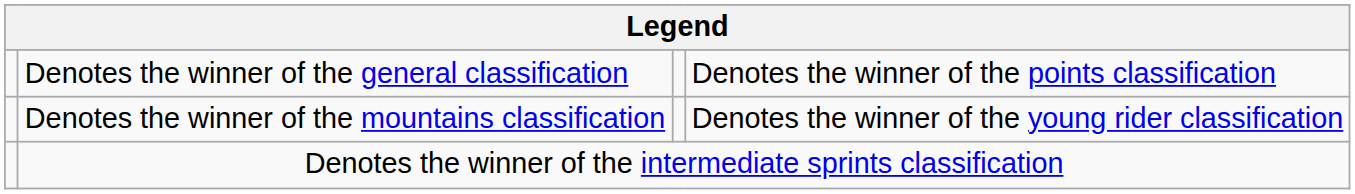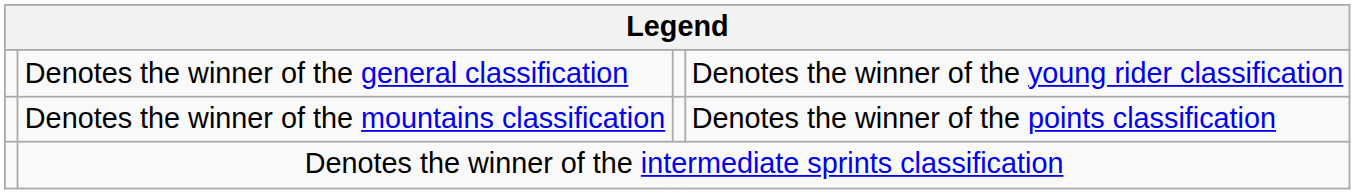(984, 73) Denotes the winner of the points classification -> (1017, 73) Denotes the winner of the young rider classification
(1017, 118) Denotes the winner of the young rider classification -> (984, 118) Denotes the winner of the points classification
